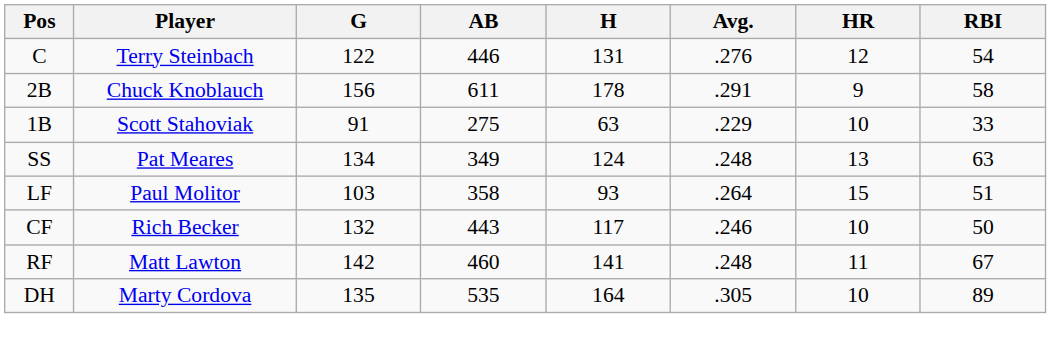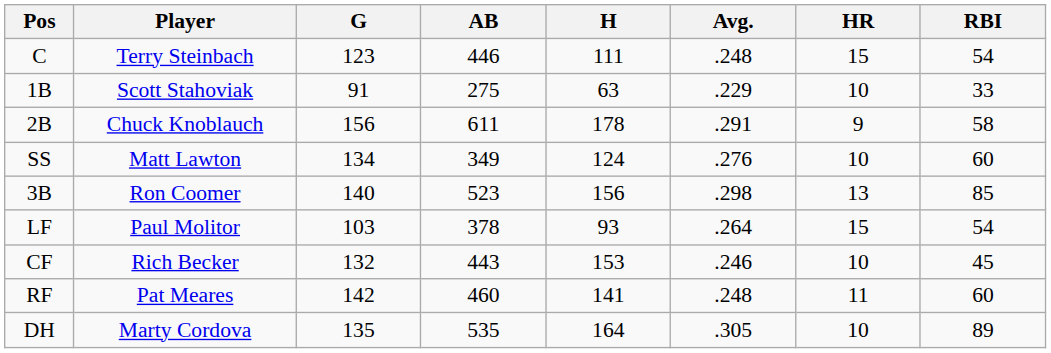(359, 55) 122 -> (359, 55) 123
(608, 55) 131 -> (608, 55) 111
(733, 55) .276 -> (733, 55) .248
(858, 55) 12 -> (858, 55) 15
rows swapped: (39, 124) <-> (39, 90)
(185, 158) Pat Meares -> (185, 158) Matt Lawton
(733, 158) .248 -> (733, 158) .276
(858, 158) 13 -> (858, 158) 10
(983, 158) 63 -> (983, 158) 60
+ row: (39, 192)
(483, 192) 358 -> (483, 227) 378
(983, 192) 51 -> (983, 227) 54
(608, 227) 117 -> (608, 261) 153
(983, 227) 50 -> (983, 261) 45
(185, 261) Matt Lawton -> (185, 295) Pat Meares
(983, 261) 67 -> (983, 295) 60
